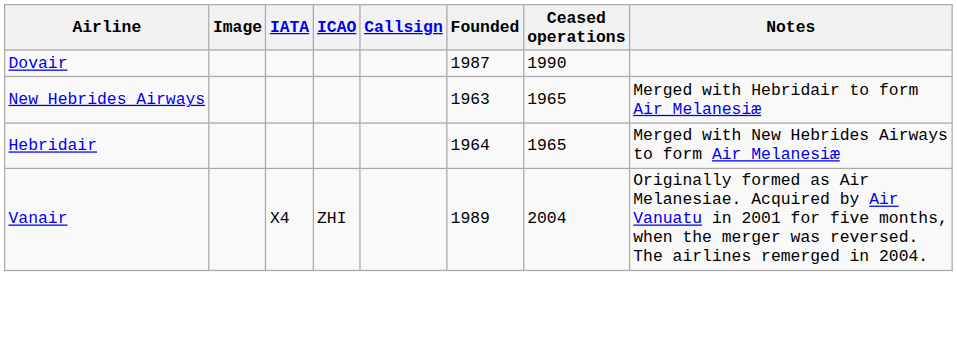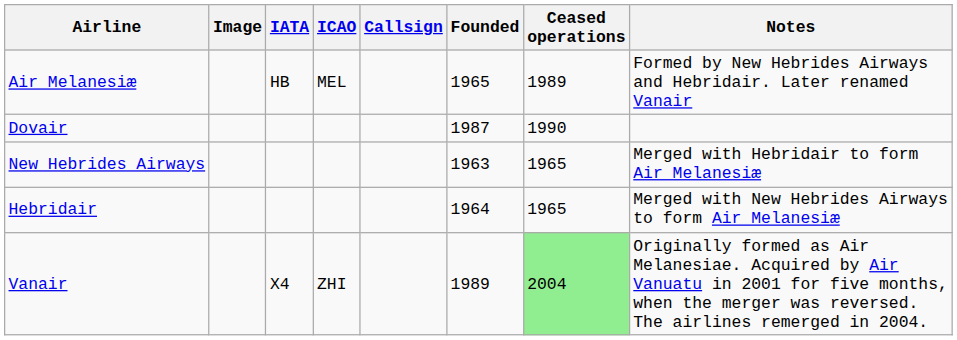+ row: (72, 82)
(547, 219) no background -> (547, 284) lightgreen background
